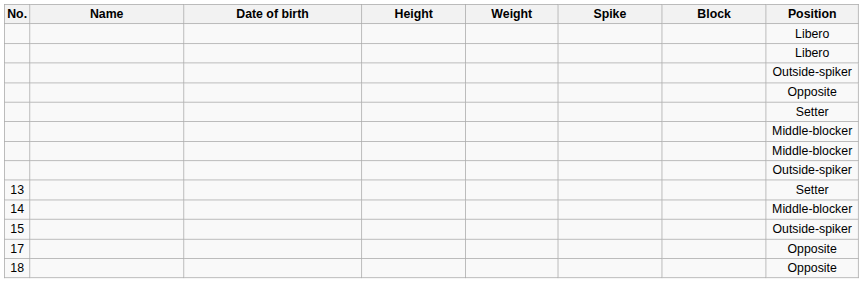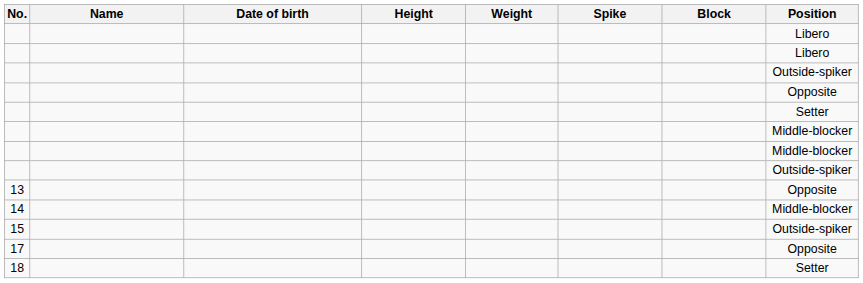(812, 190) Setter -> (812, 190) Opposite
(812, 268) Opposite -> (812, 268) Setter
